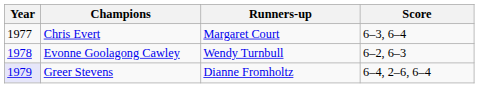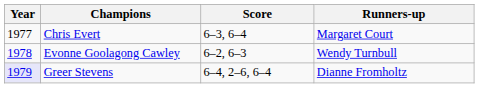columns swapped: (280, 14) <-> (417, 14)
